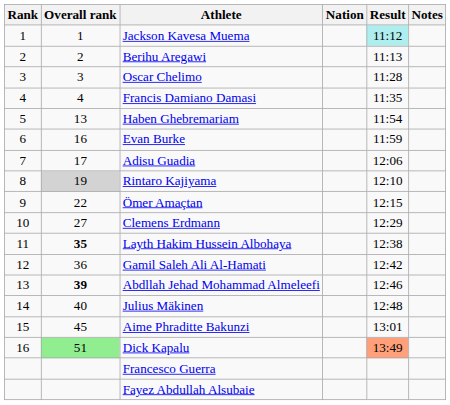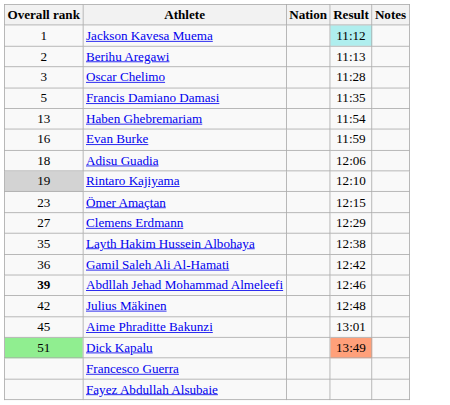- column: (23, 14)
(80, 98) 4 -> (44, 98) 5
(80, 160) 17 -> (44, 160) 18
(80, 202) 22 -> (44, 202) 23
(80, 243) bold -> (44, 243) normal
(80, 306) 40 -> (44, 306) 42
